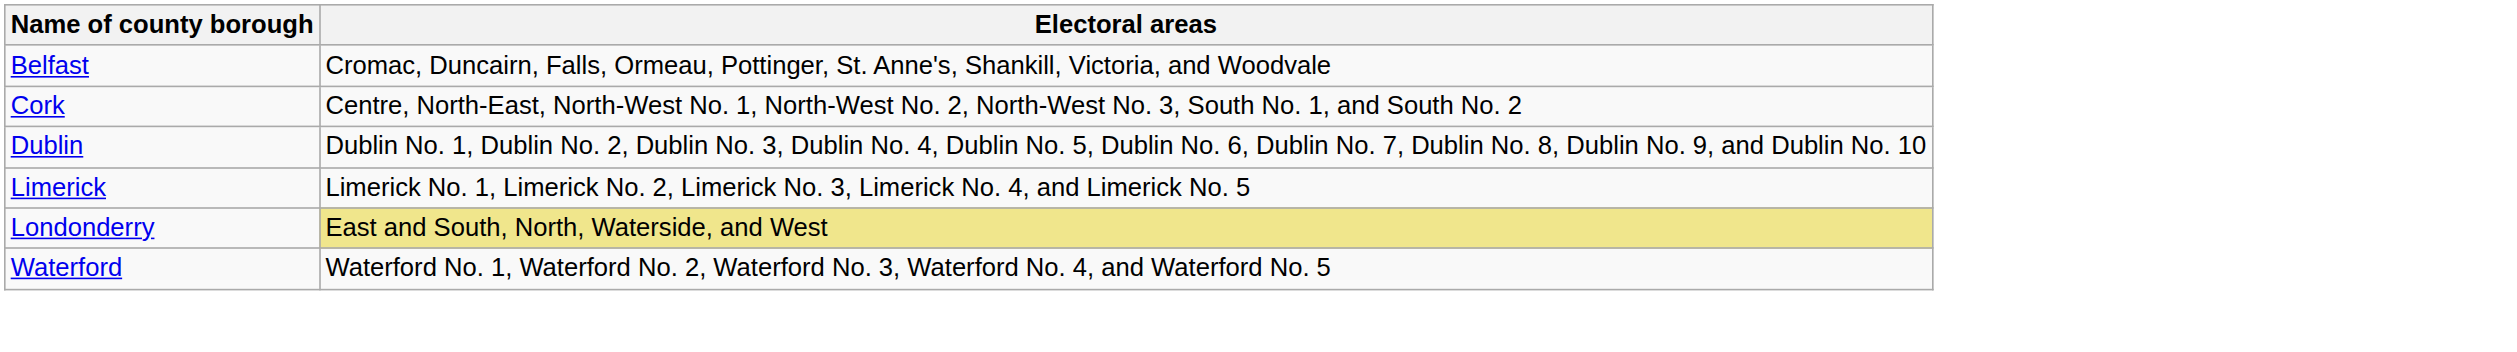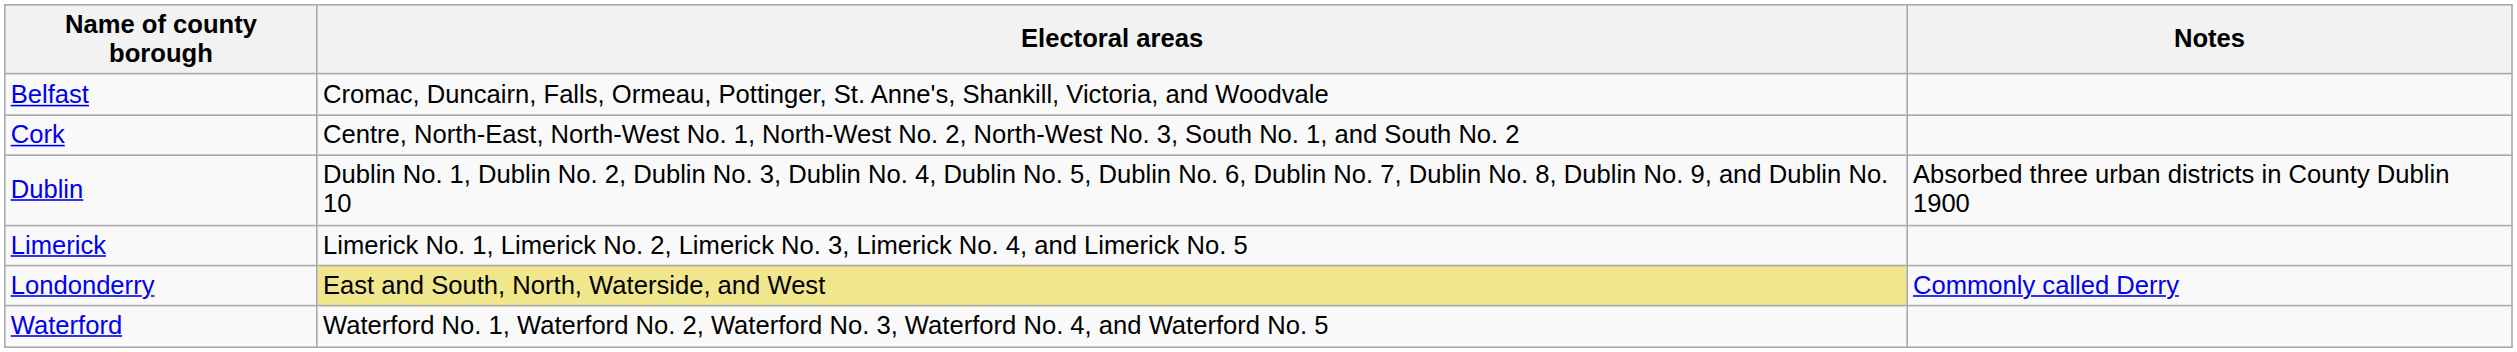+ column: (2209, 39)
